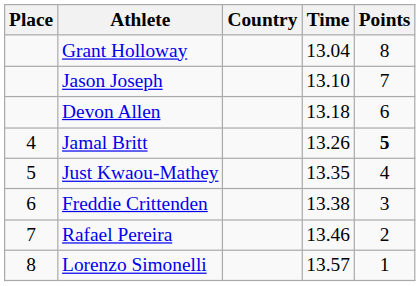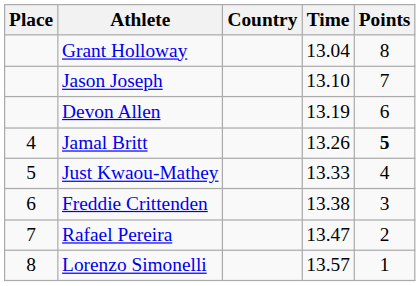(328, 111) 13.18 -> (328, 111) 13.19
(328, 173) 13.35 -> (328, 173) 13.33
(328, 234) 13.46 -> (328, 234) 13.47
